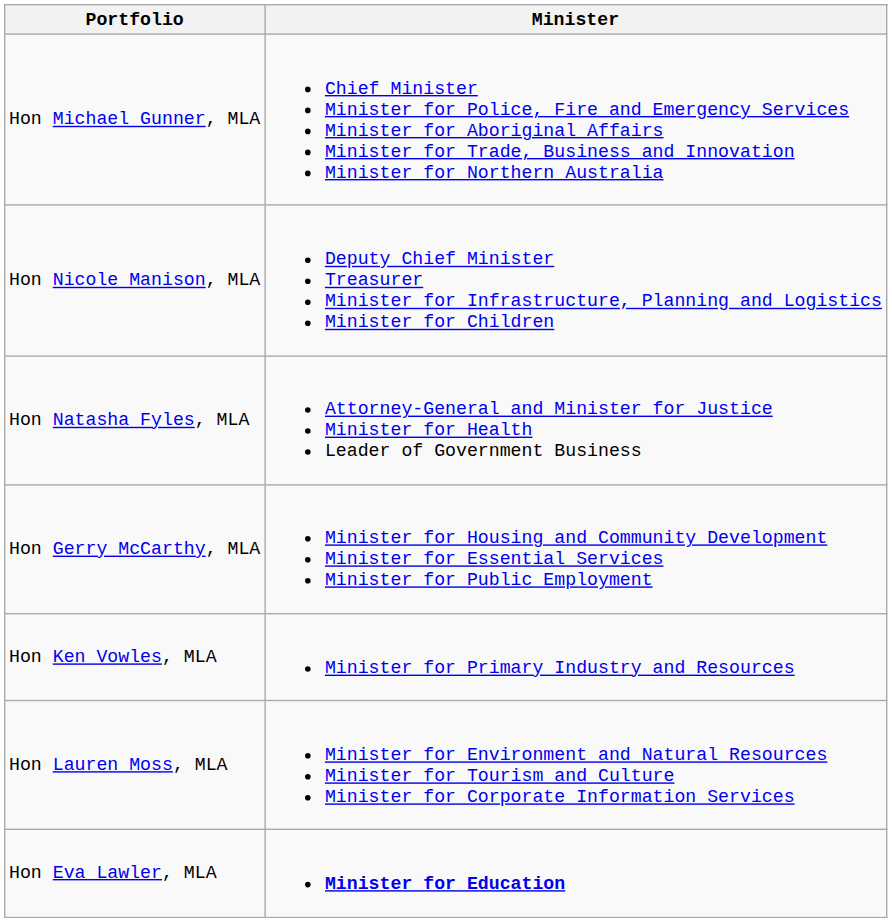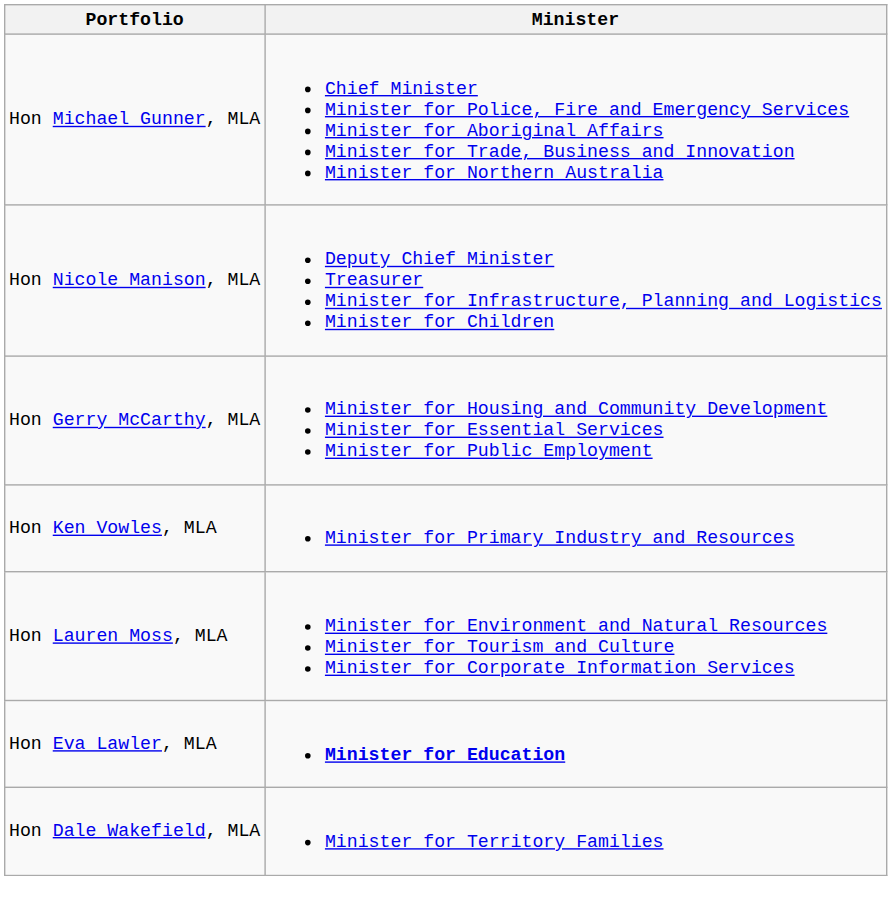- row: (129, 420)
+ row: (135, 831)
